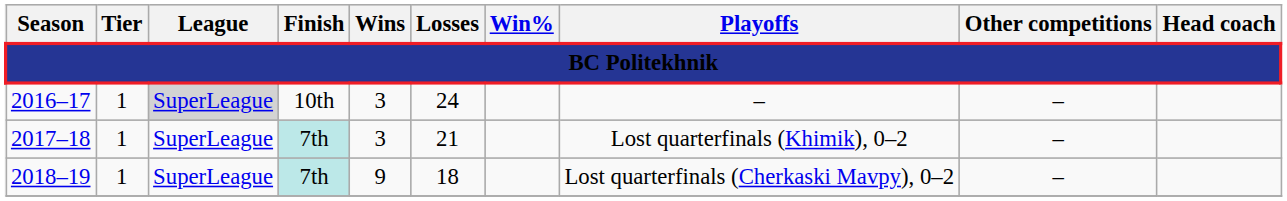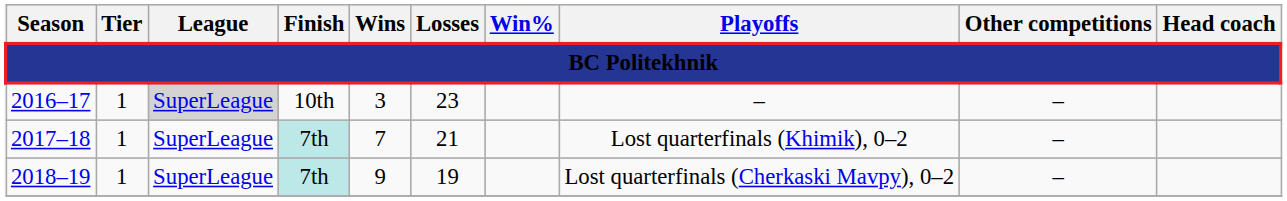(447, 101) 24 -> (447, 101) 23
(380, 139) 3 -> (380, 139) 7
(447, 176) 18 -> (447, 176) 19
